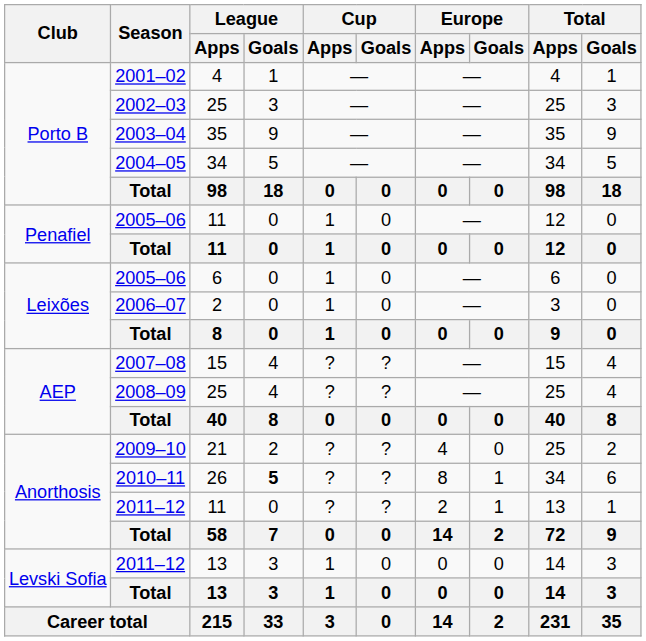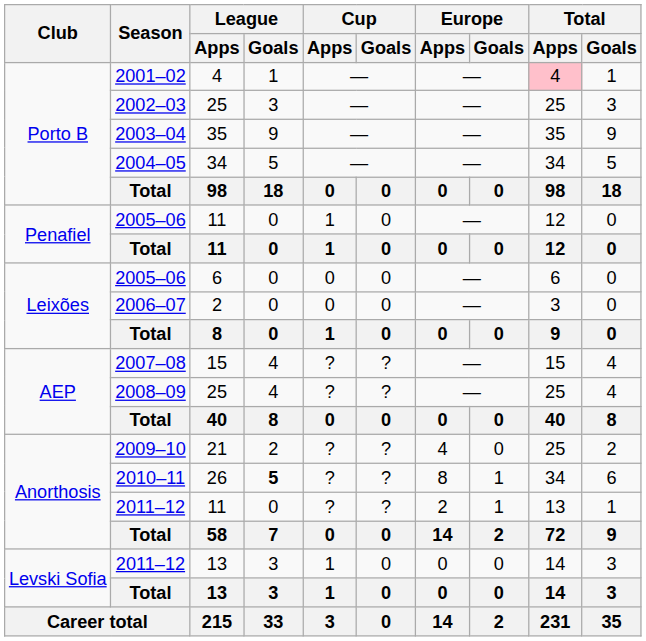(555, 77) no background -> (555, 77) pink background
(330, 277) 1 -> (330, 277) 0
(330, 306) 1 -> (330, 306) 0
